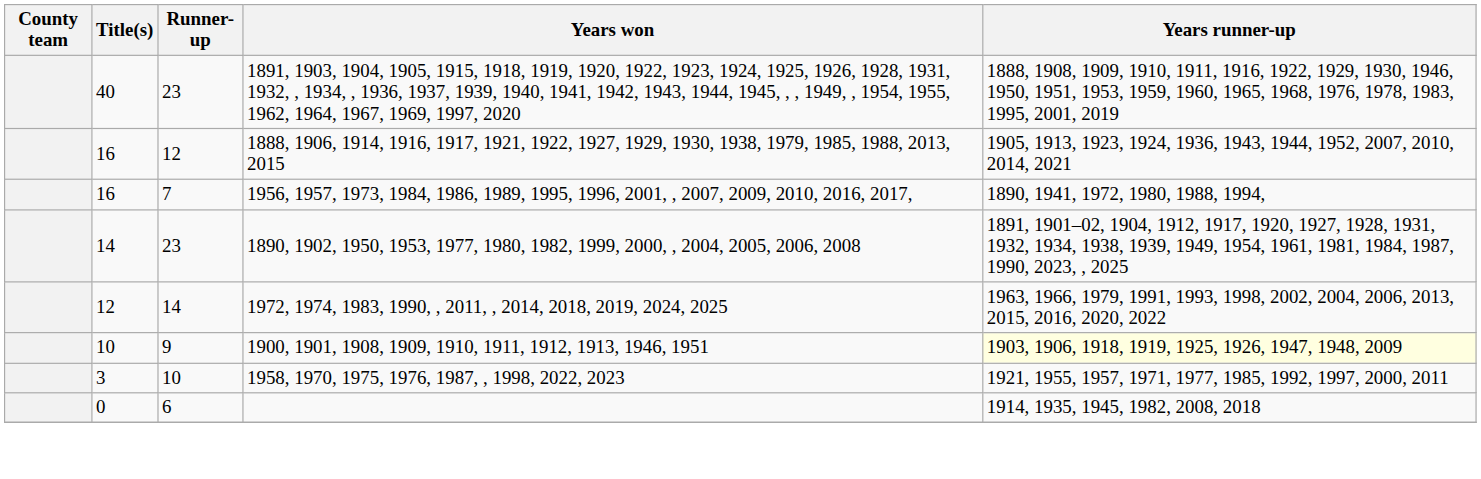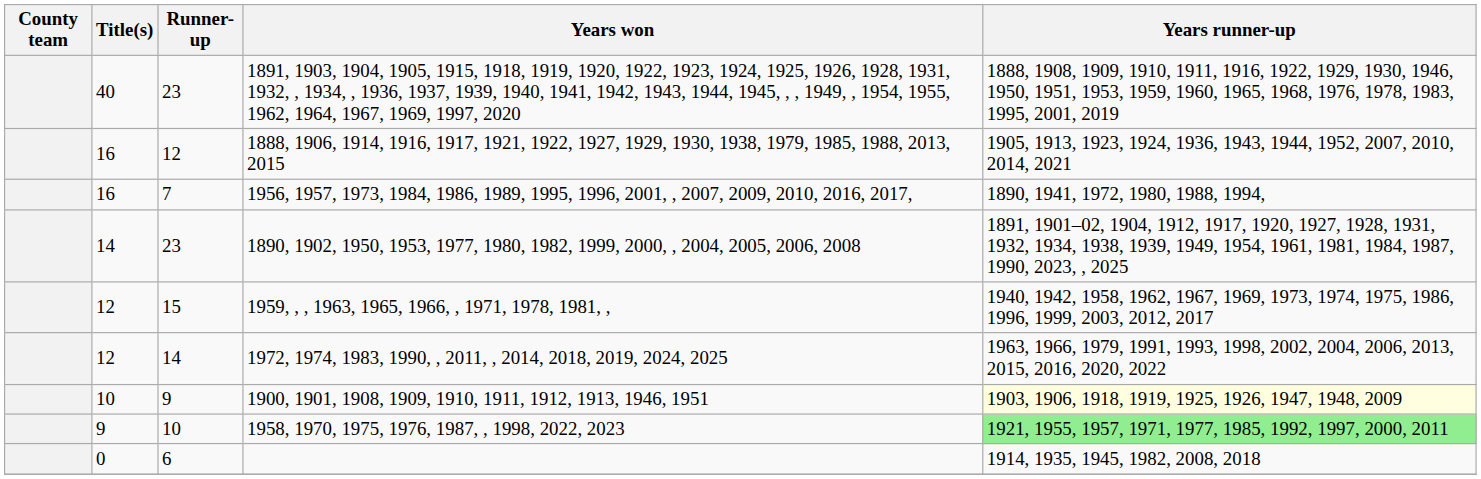+ row: (172, 307)
(101, 377) 3 -> (101, 428) 9
(1218, 377) no background -> (1218, 428) lightgreen background
